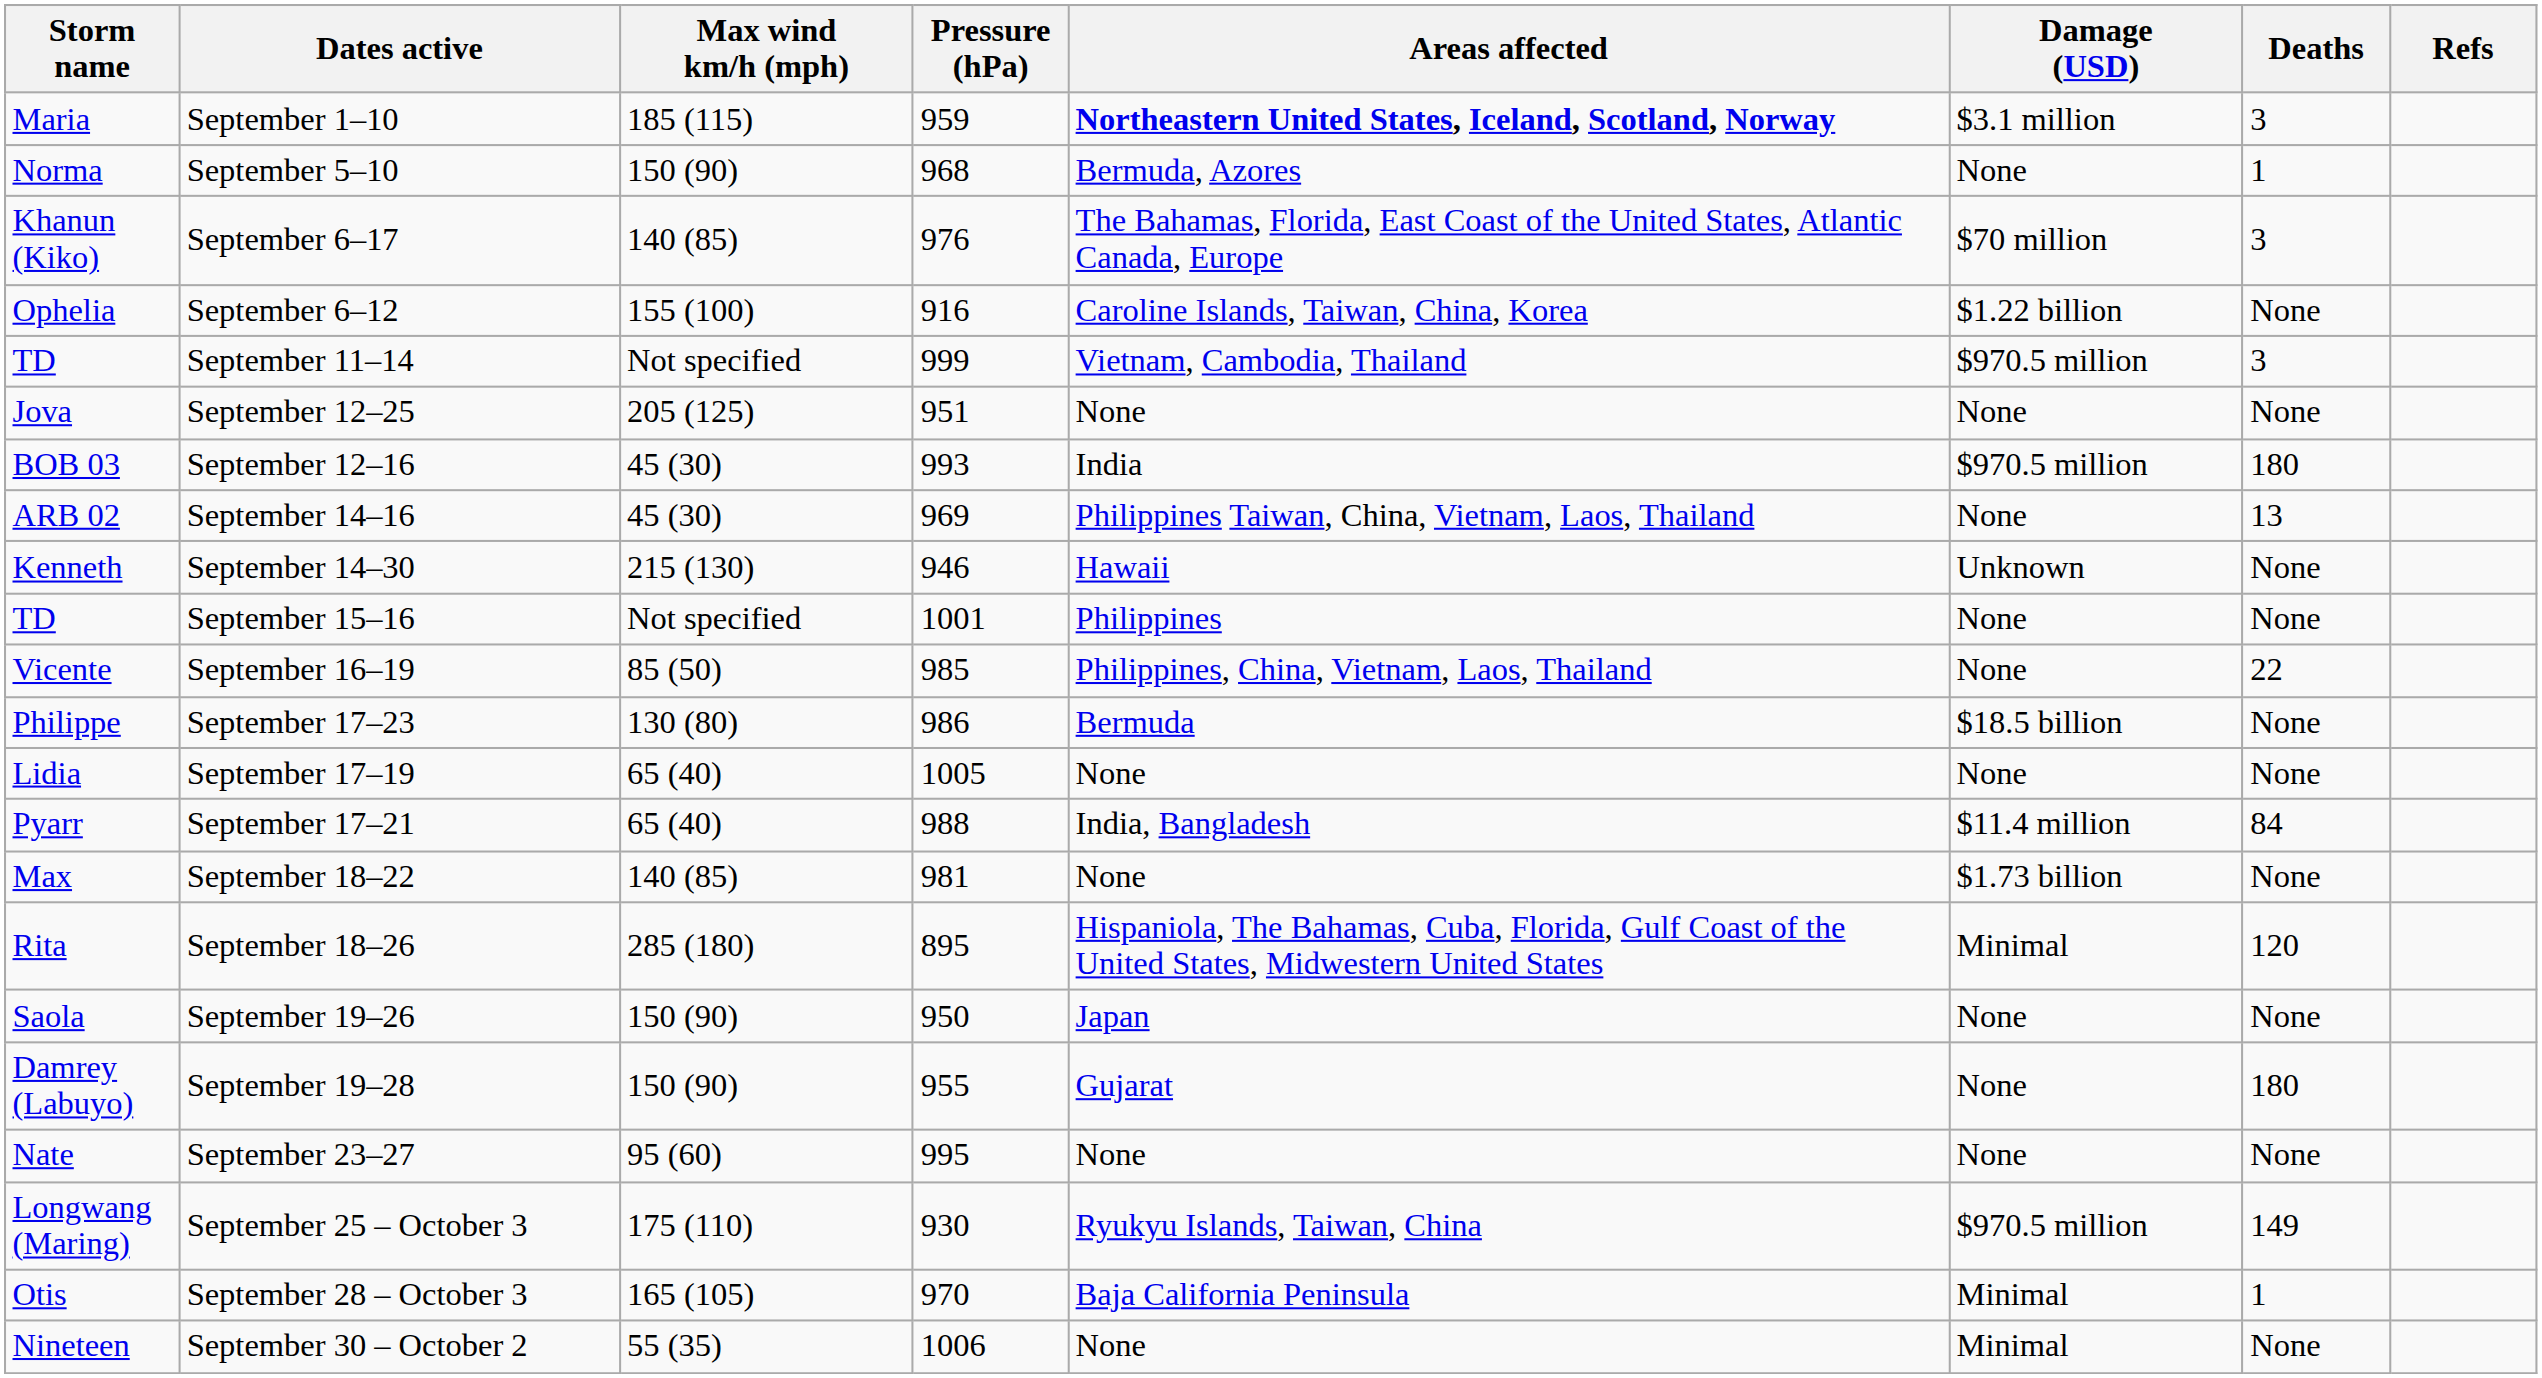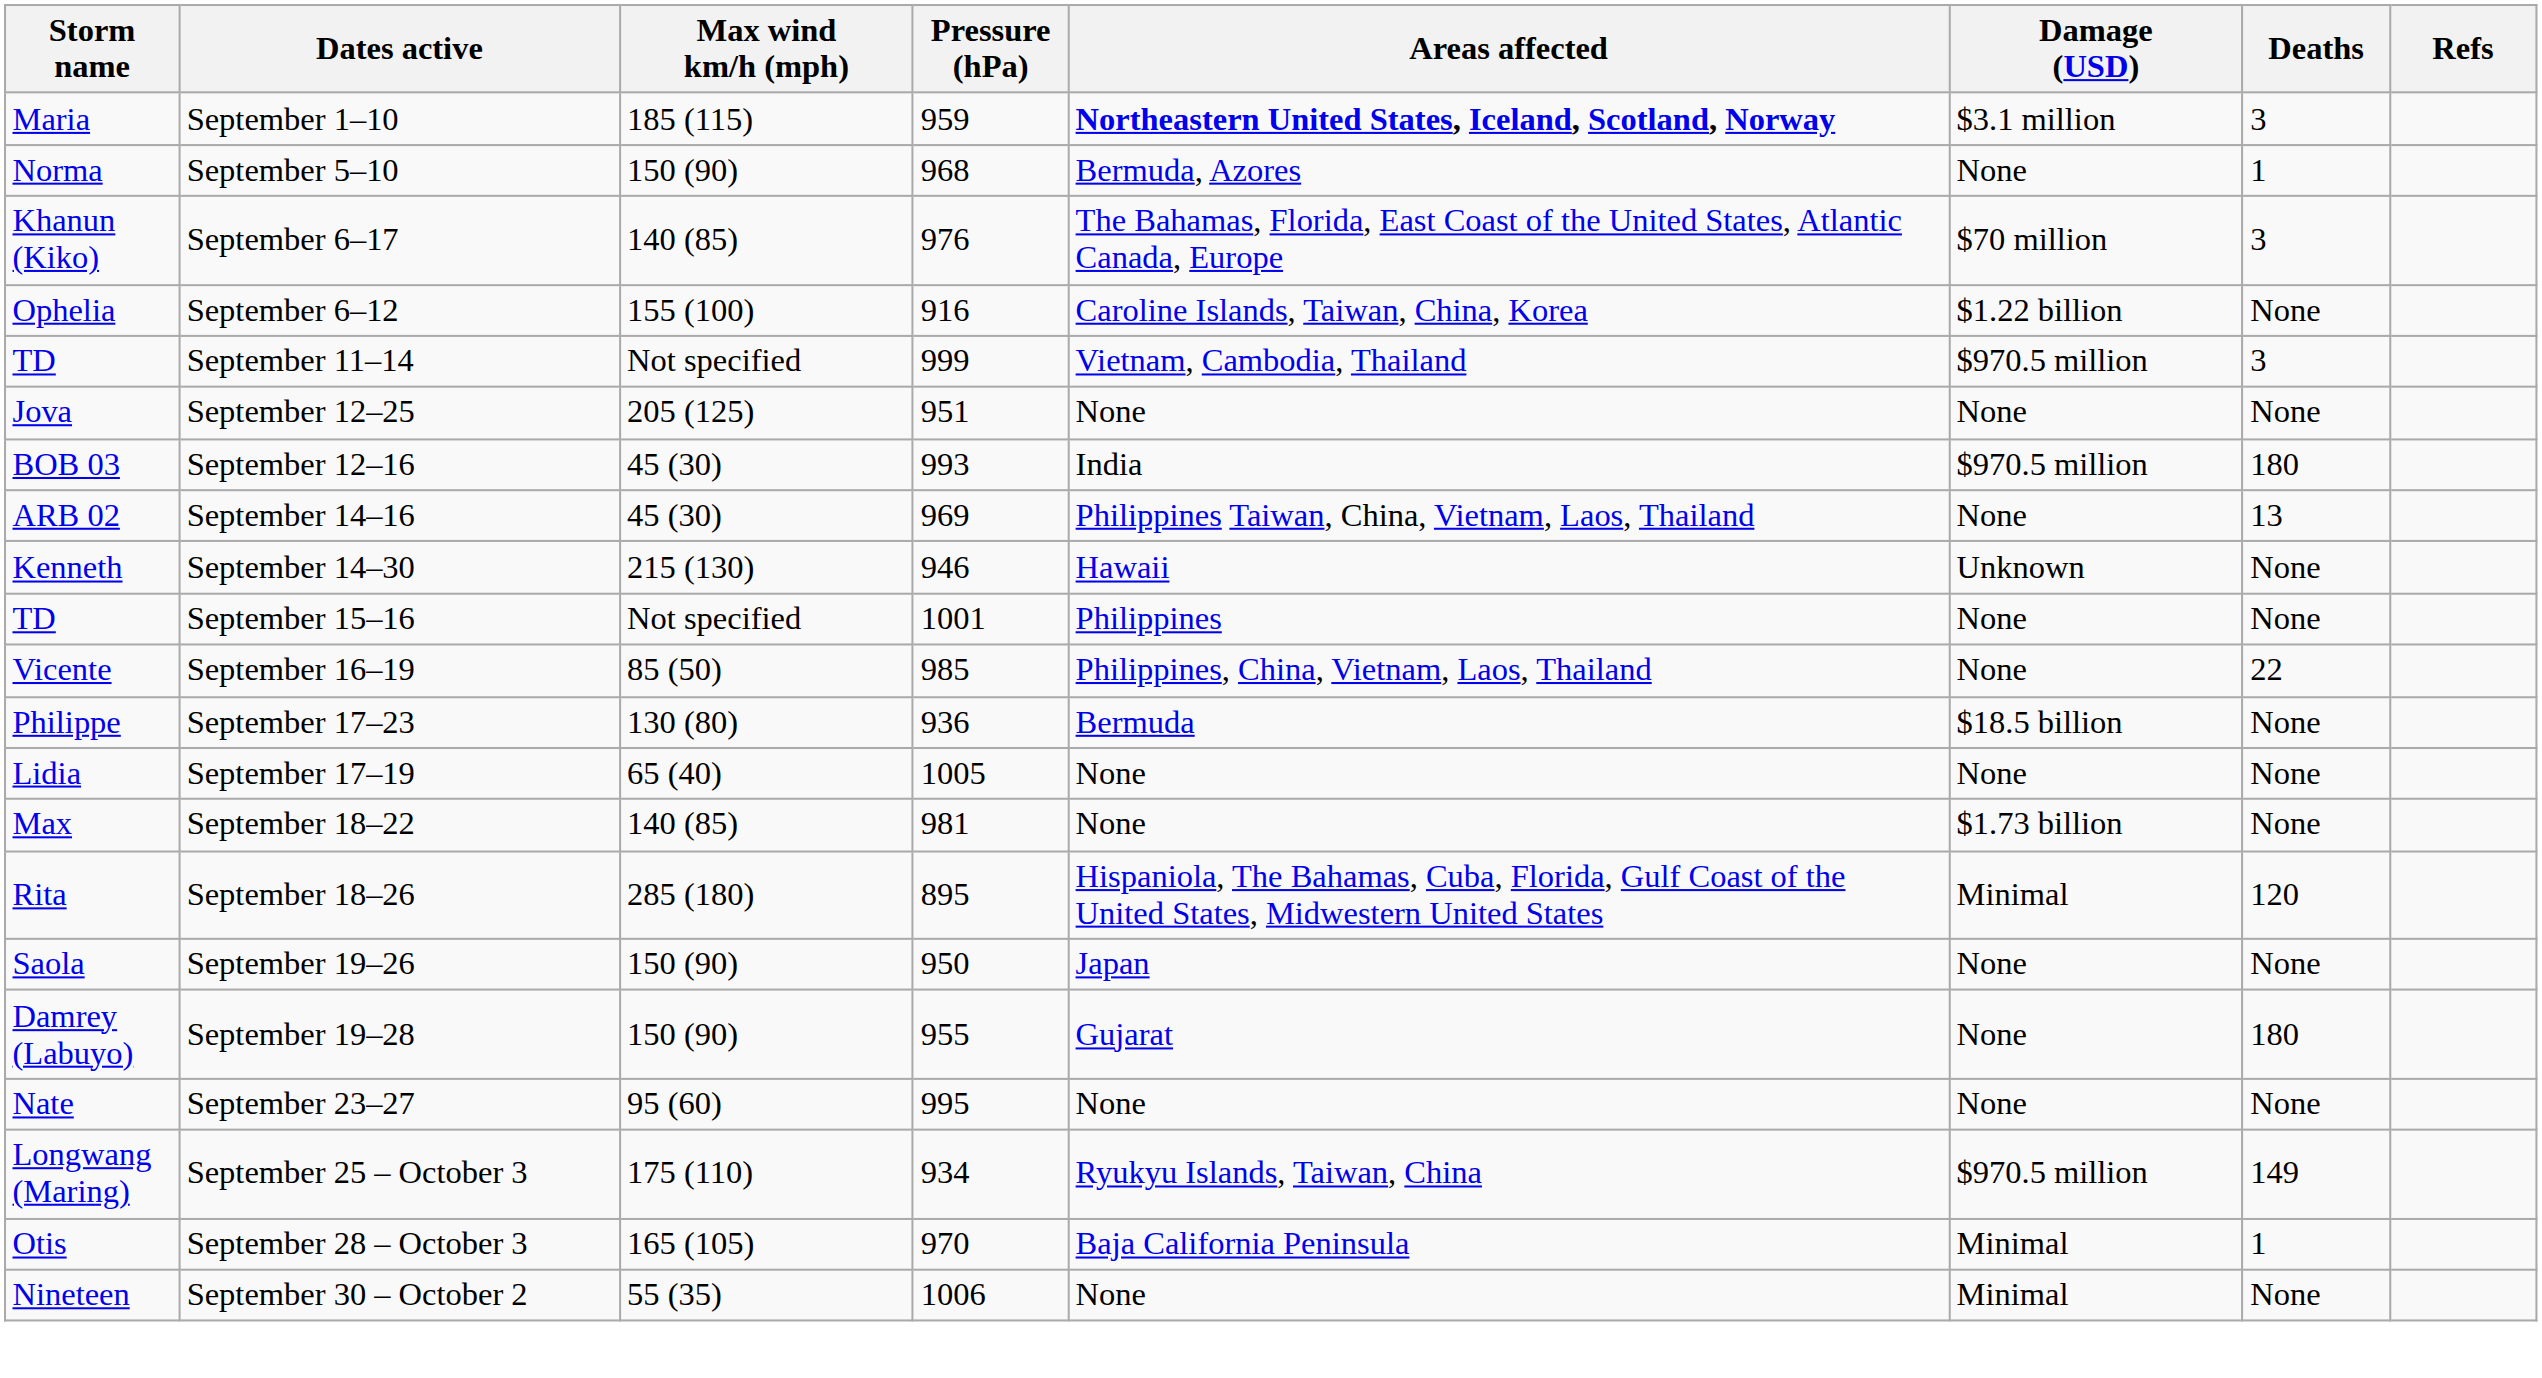(945, 721) 986 -> (945, 721) 936
- row: (301, 824)
(945, 1224) 930 -> (945, 1173) 934
